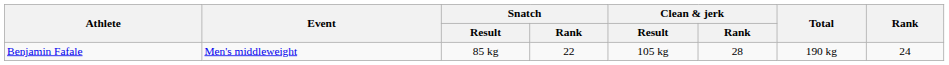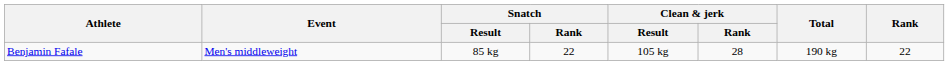(905, 51) 24 -> (905, 51) 22
